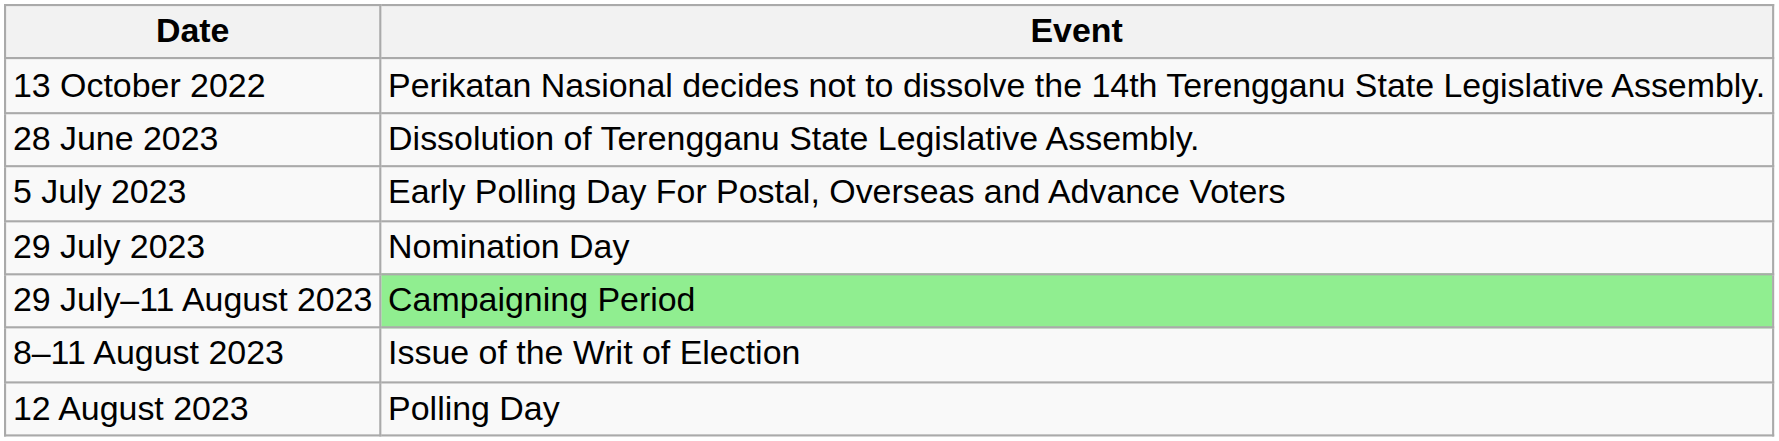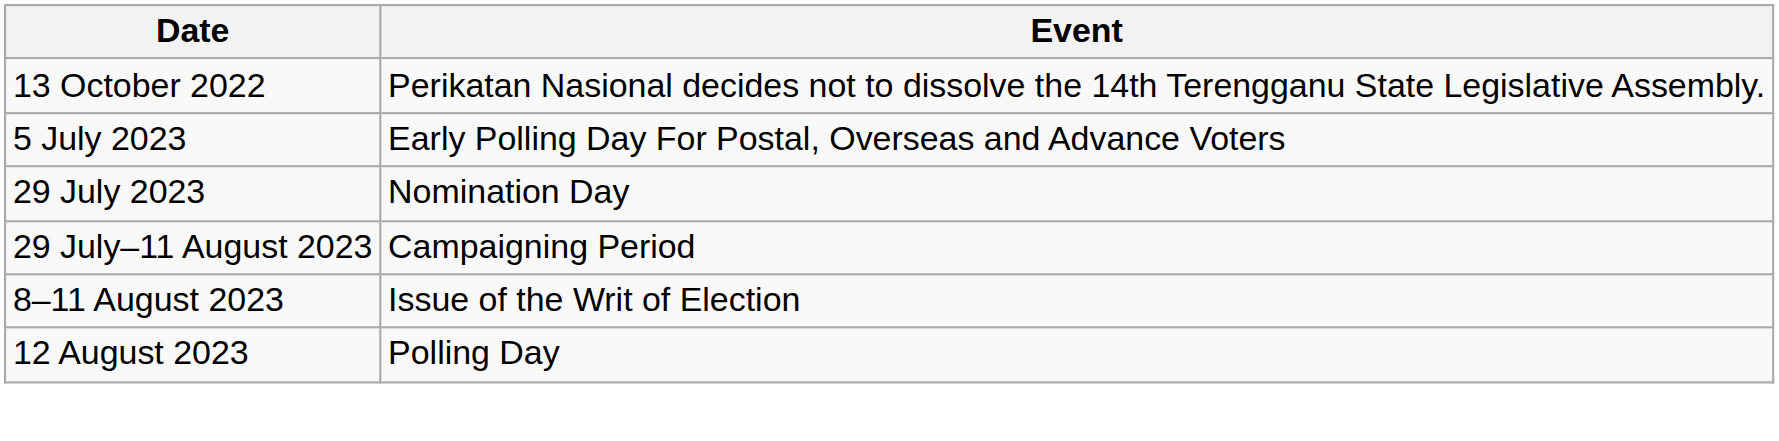- row: (116, 138)
(542, 300) lightgreen background -> (542, 246) no background
